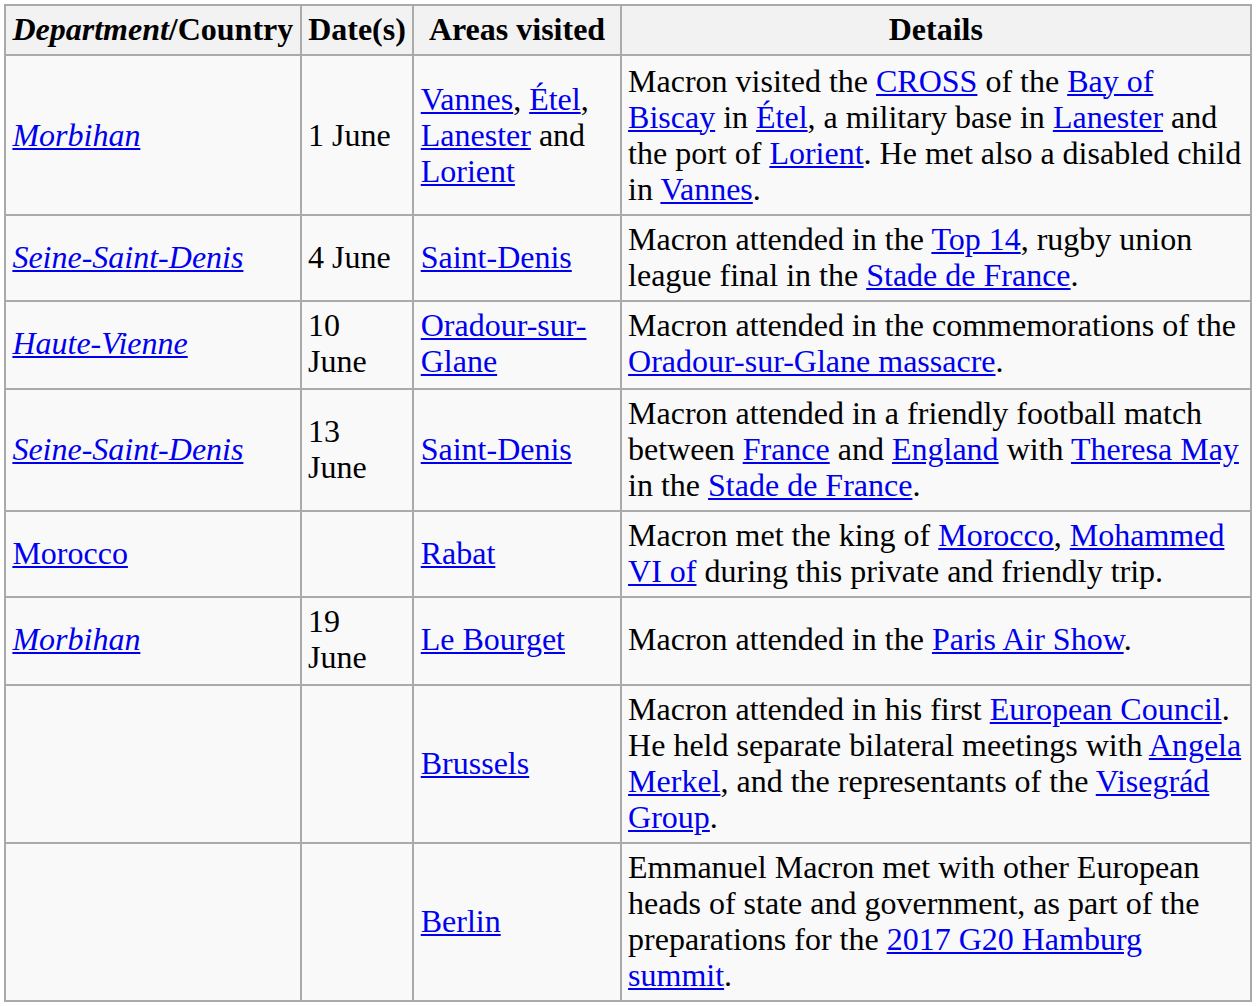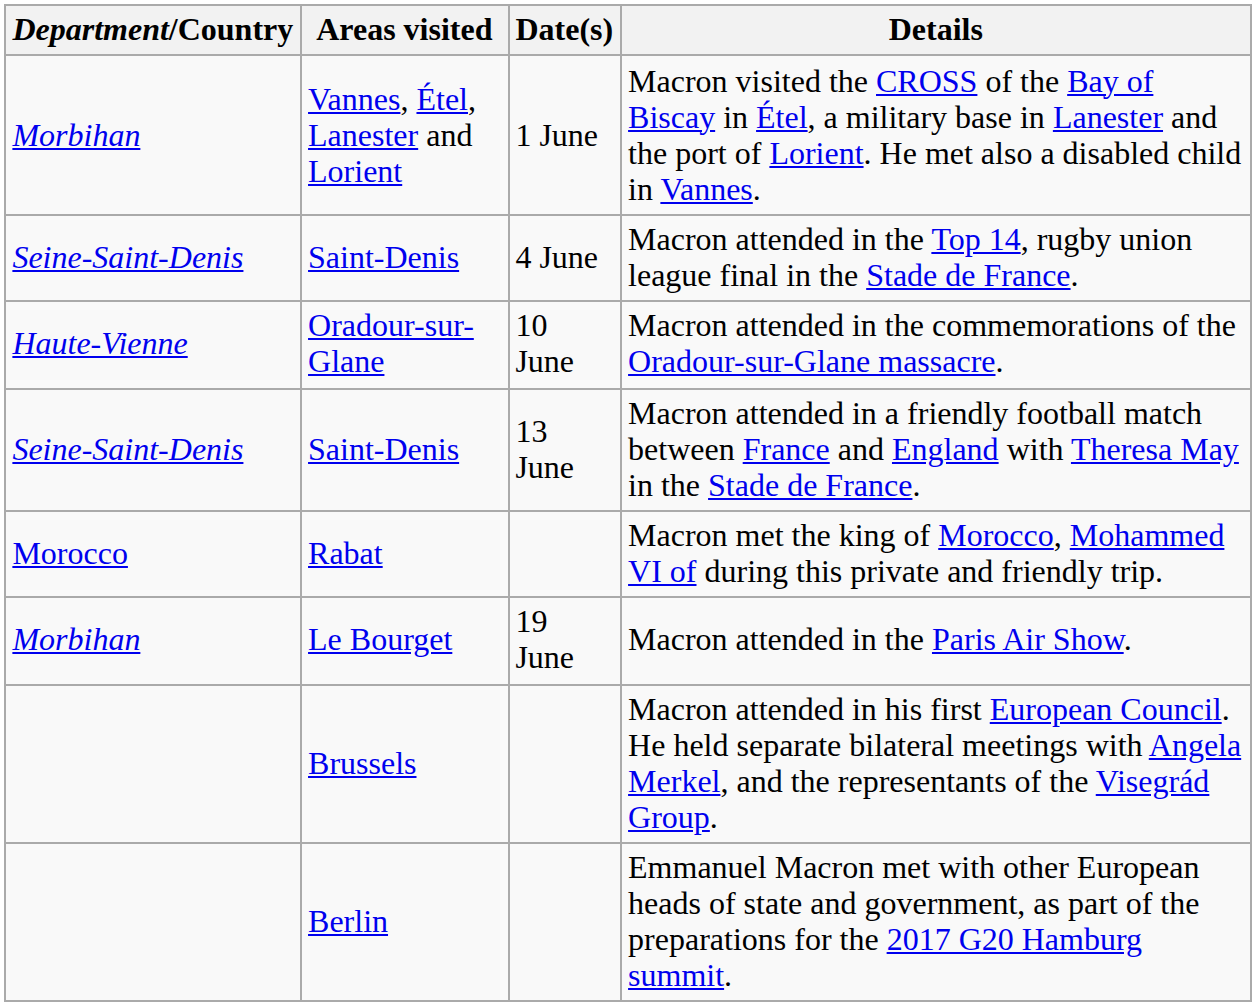columns swapped: (517, 29) <-> (357, 29)
